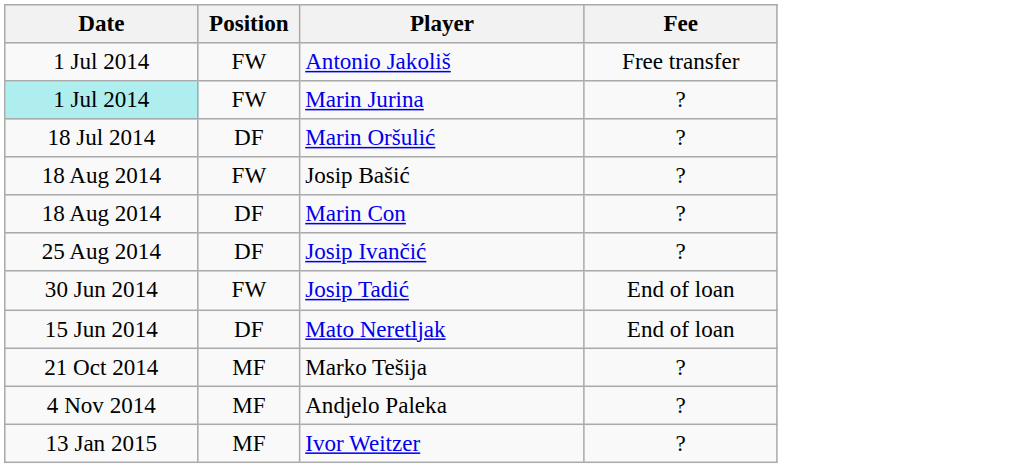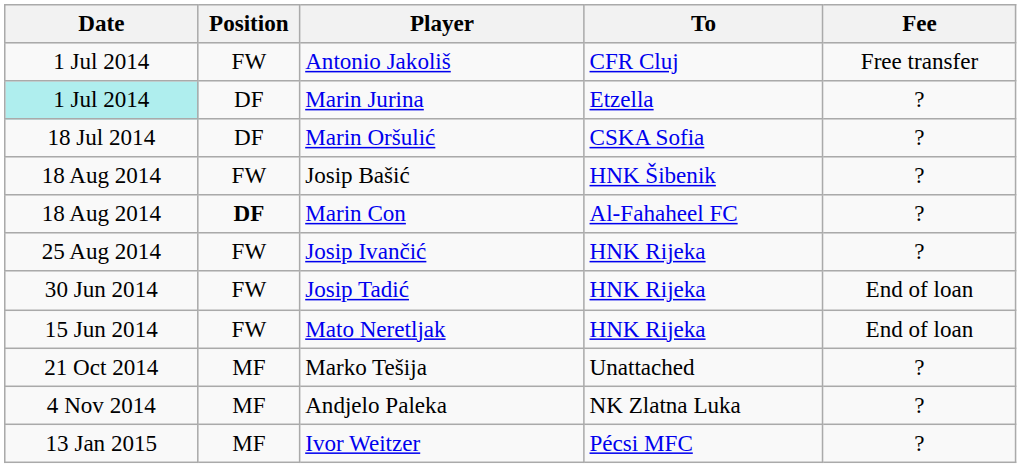+ column: (704, 23)
(249, 99) FW -> (249, 99) DF
(249, 214) normal -> (249, 214) bold
(249, 252) DF -> (249, 252) FW
(249, 328) DF -> (249, 328) FW
